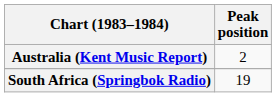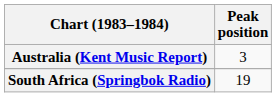(243, 56) 2 -> (243, 56) 3
